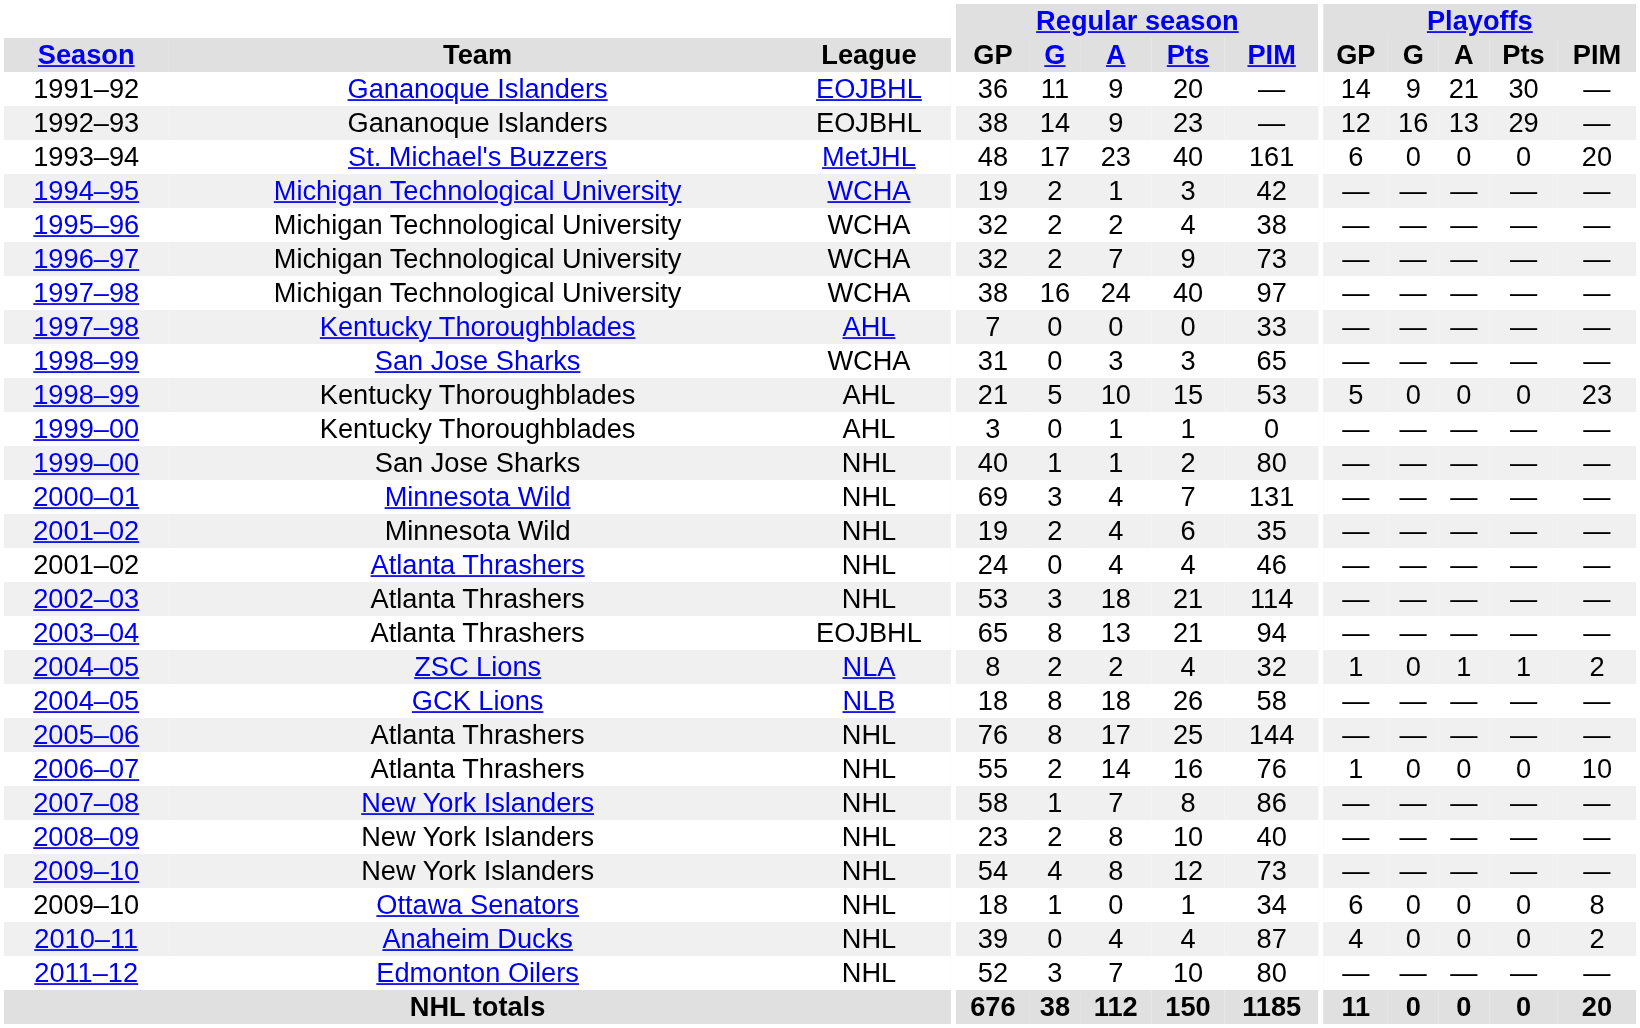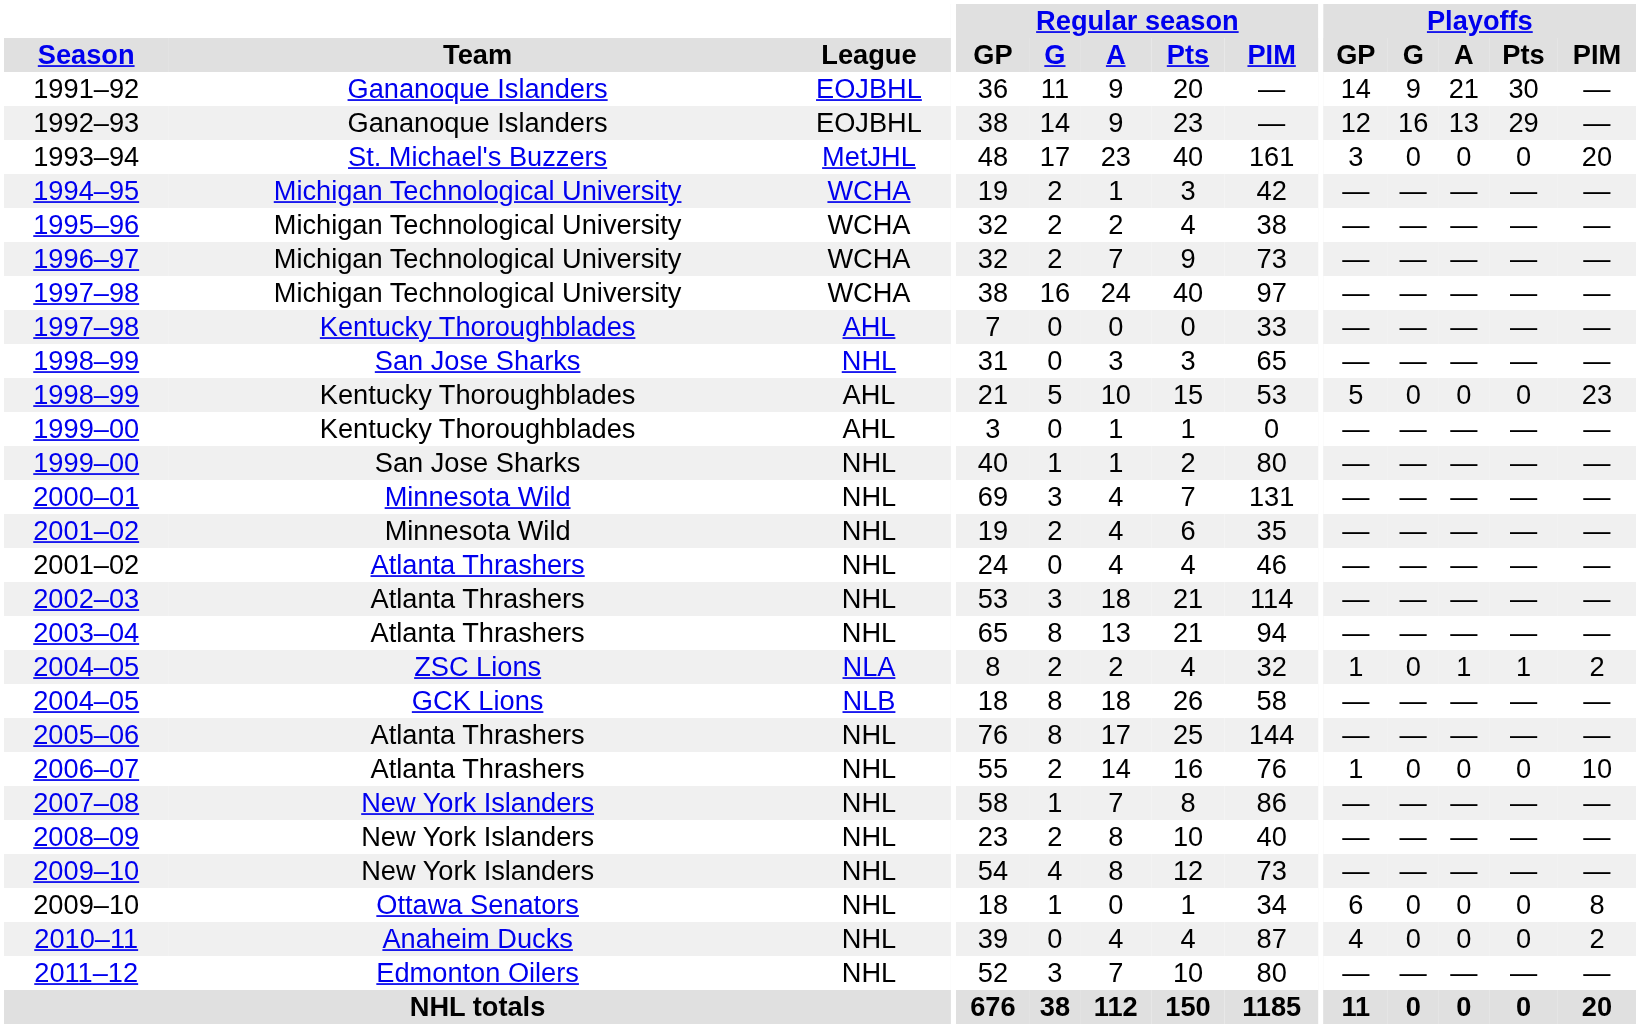(1356, 156) 6 -> (1356, 156) 3
(869, 360) WCHA -> (869, 360) NHL
(869, 632) EOJBHL -> (869, 632) NHL
